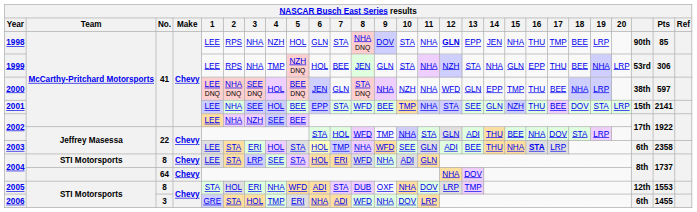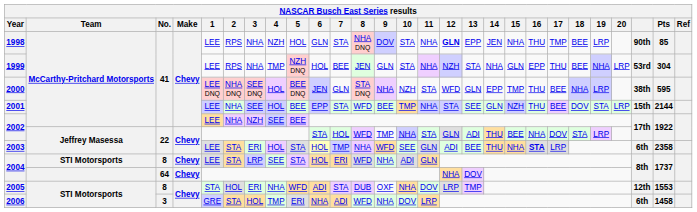(664, 66) 306 -> (664, 66) 304
(429, 89) NHA -> (429, 89) STA
(664, 89) 597 -> (664, 89) 595
(664, 107) 2141 -> (664, 107) 2144
(664, 201) 1455 -> (664, 201) 1458
